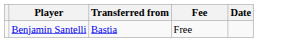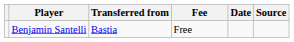+ column: (271, 12)
